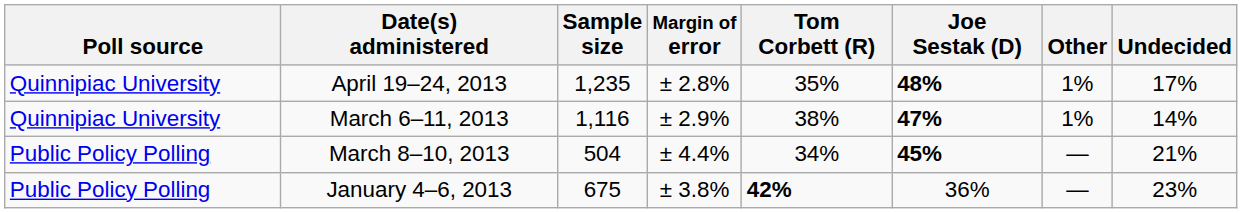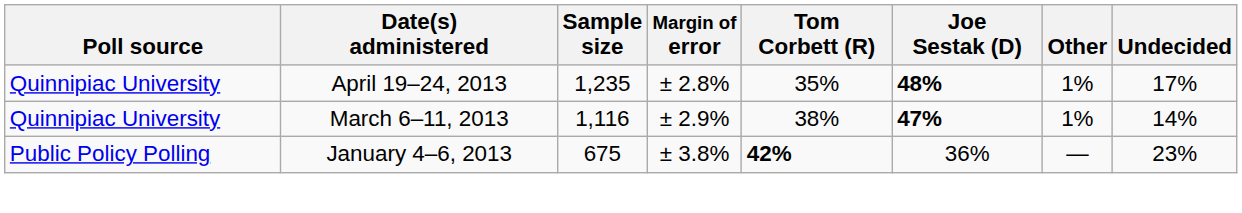- row: (419, 154)
